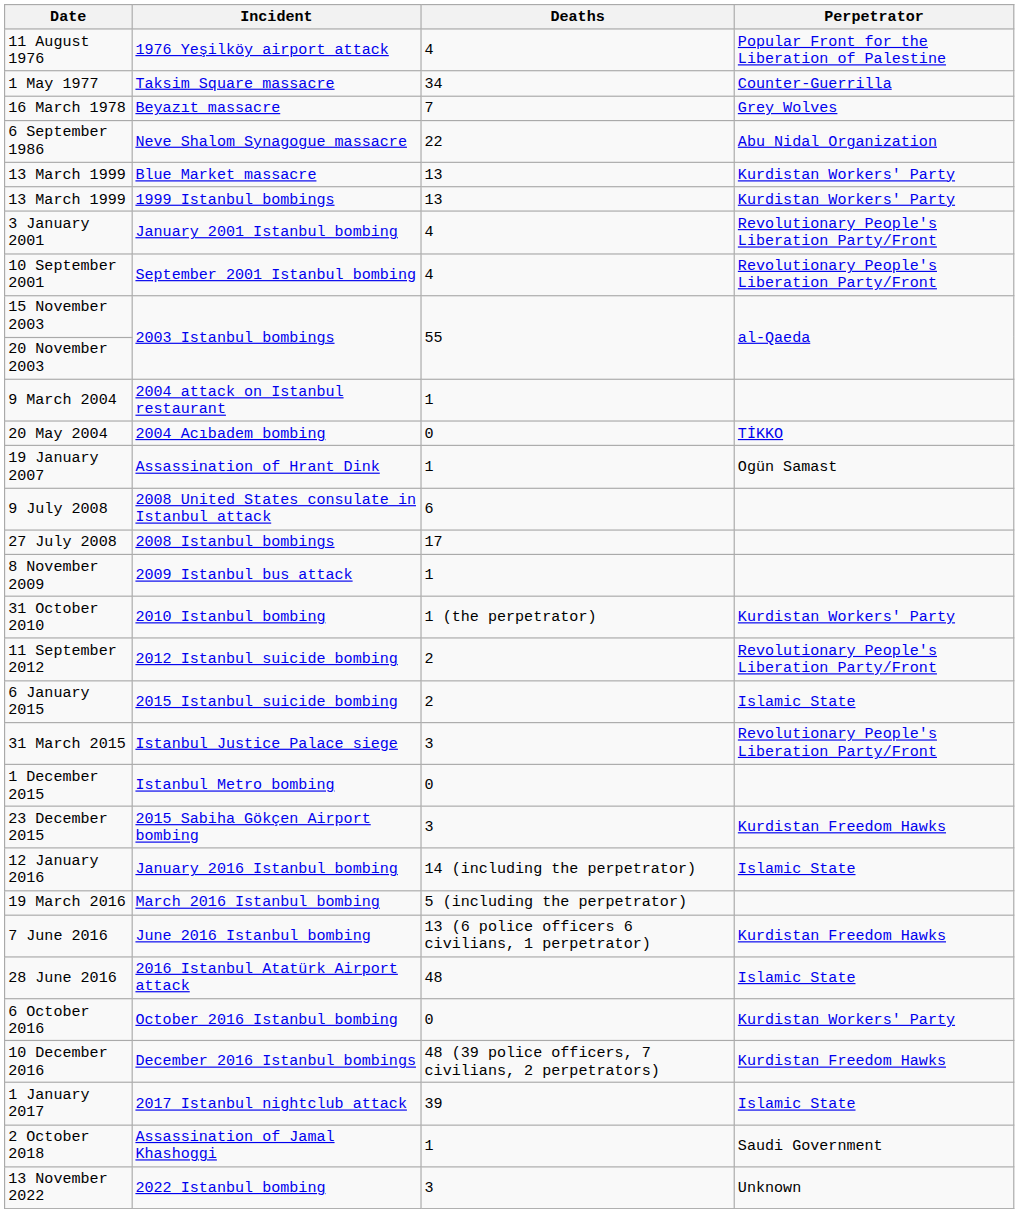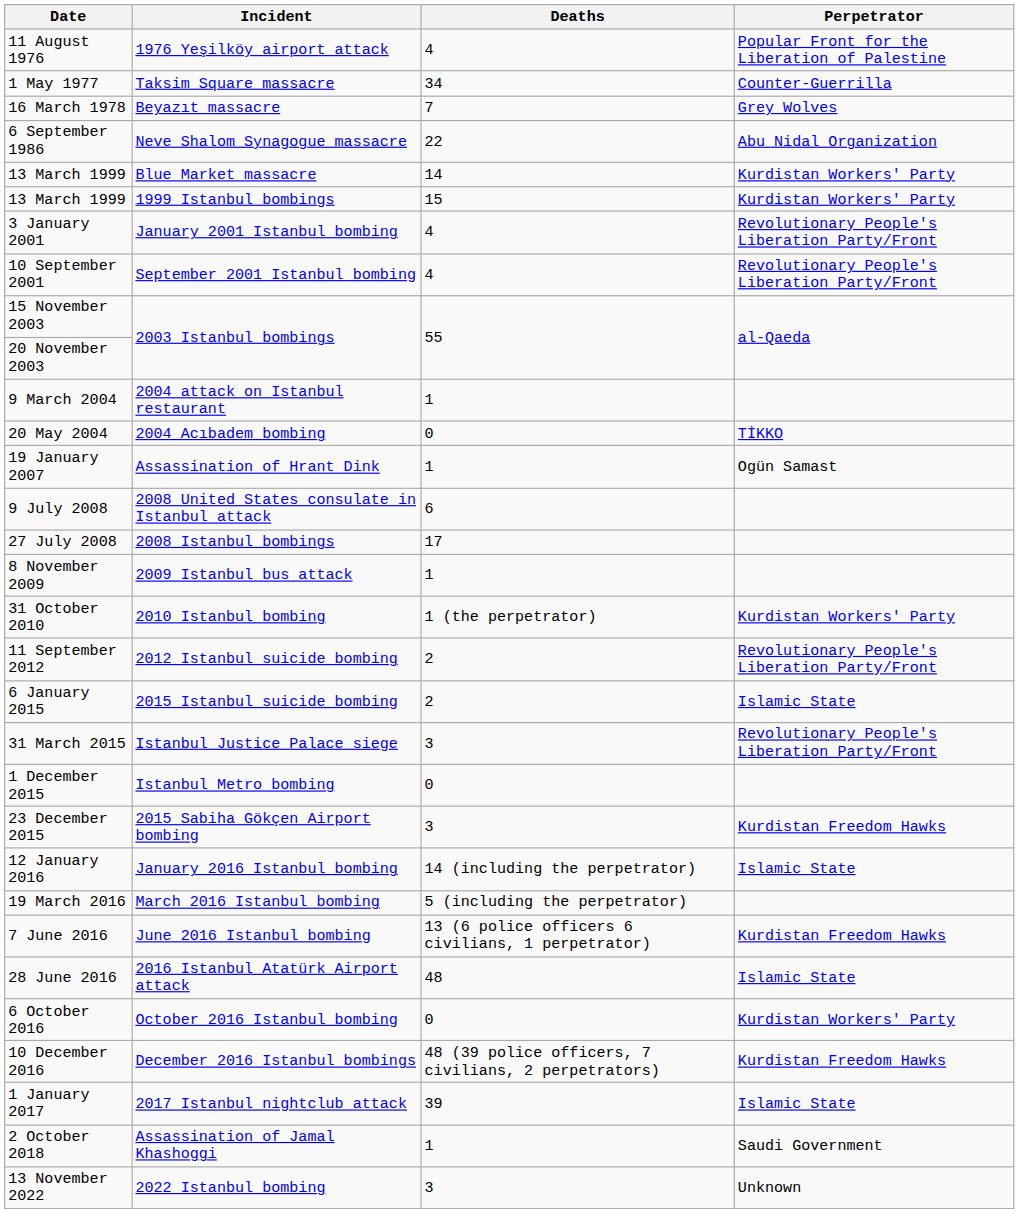(434, 175) 13 -> (434, 175) 14
(434, 199) 13 -> (434, 199) 15
